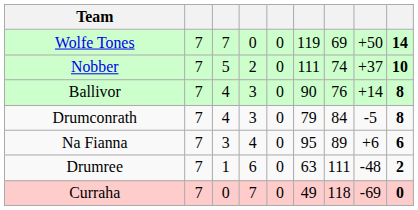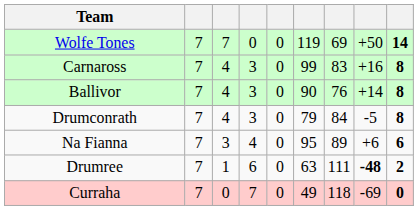- row: (95, 67)
+ row: (95, 67)
(370, 167) normal -> (370, 167) bold
